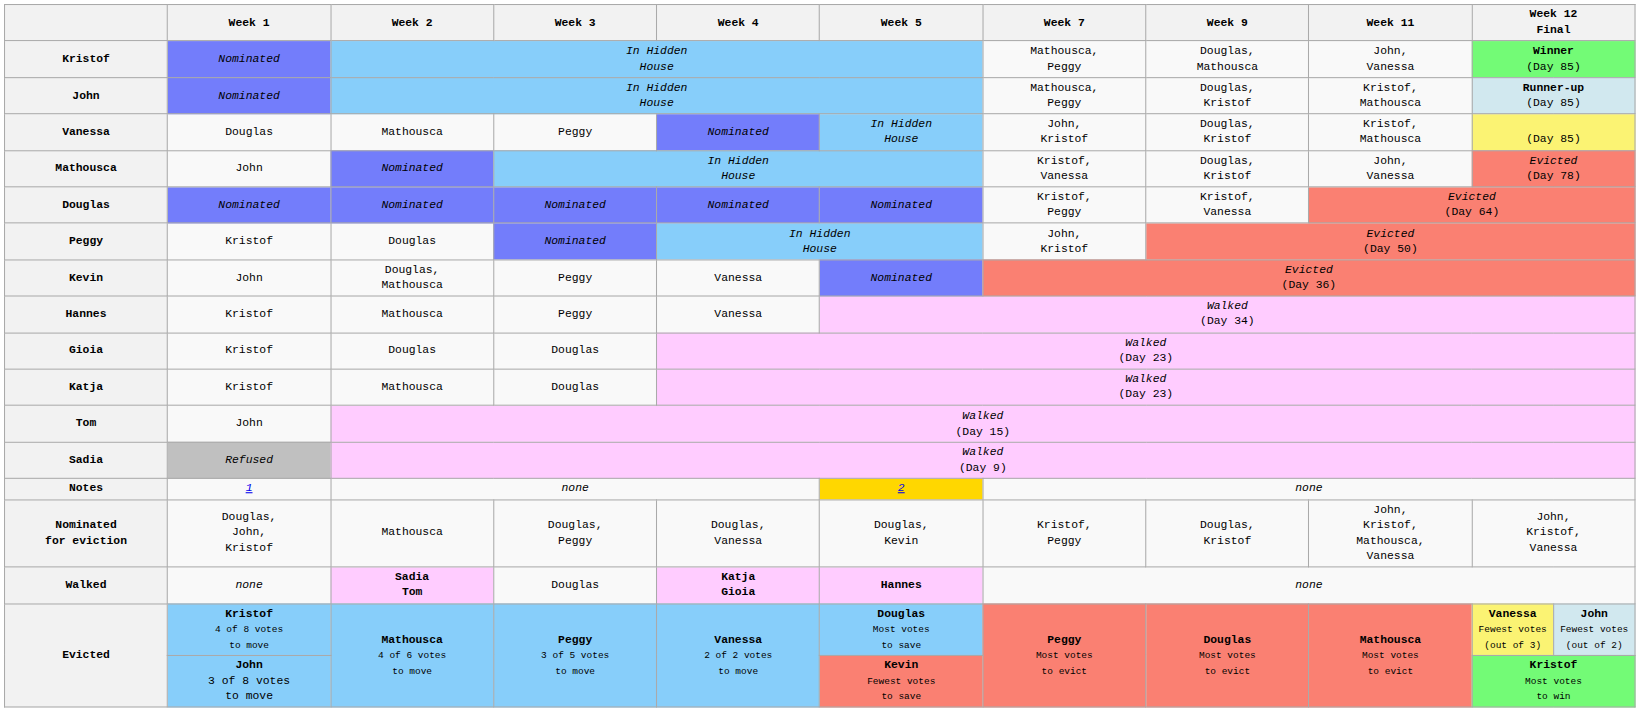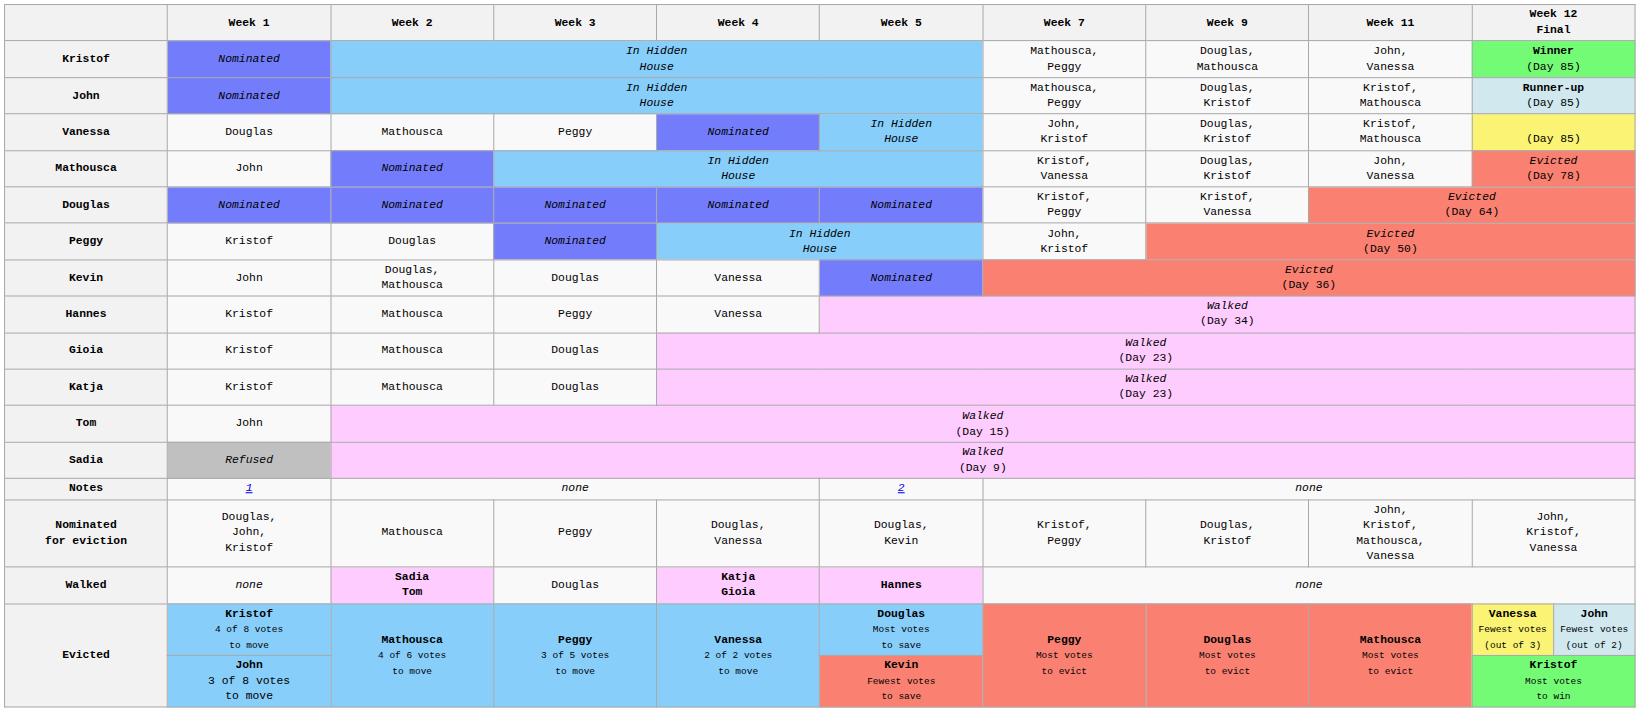(575, 278) Peggy -> (575, 278) Douglas
(412, 350) Douglas -> (412, 350) Mathousca
(901, 489) gold background -> (901, 489) no background
(575, 533) Douglas, Peggy -> (575, 533) Peggy
